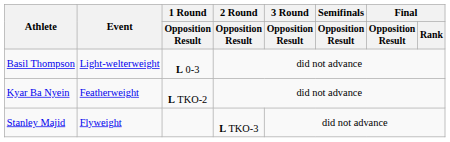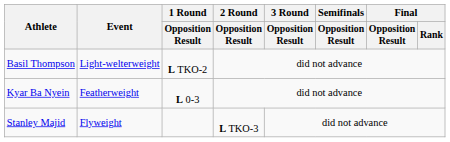(188, 70) L 0-3 -> (188, 70) L TKO-2
(188, 99) L TKO-2 -> (188, 99) L 0-3
